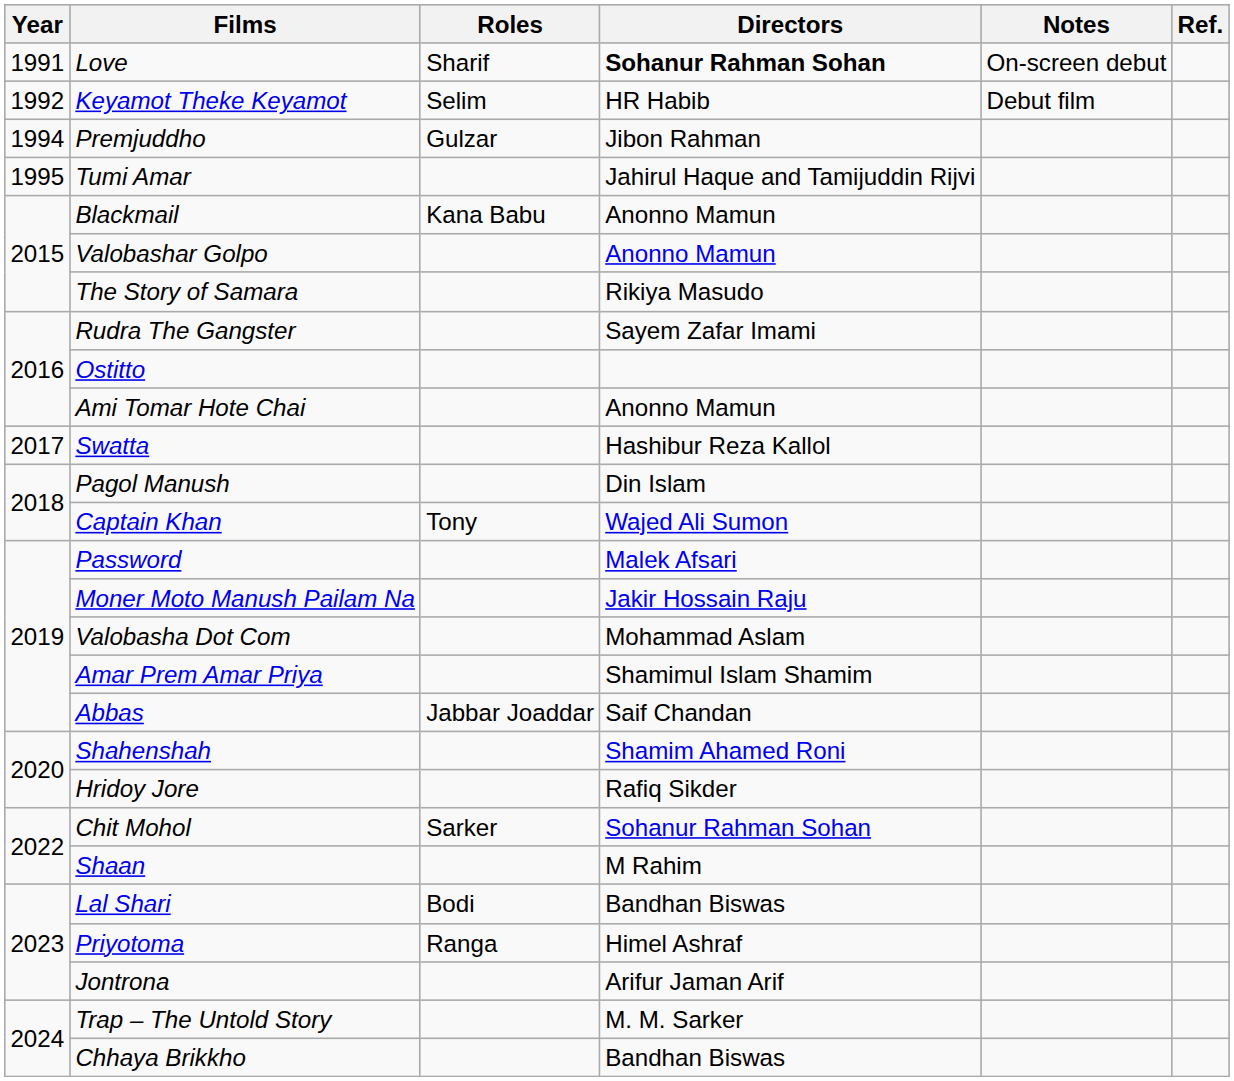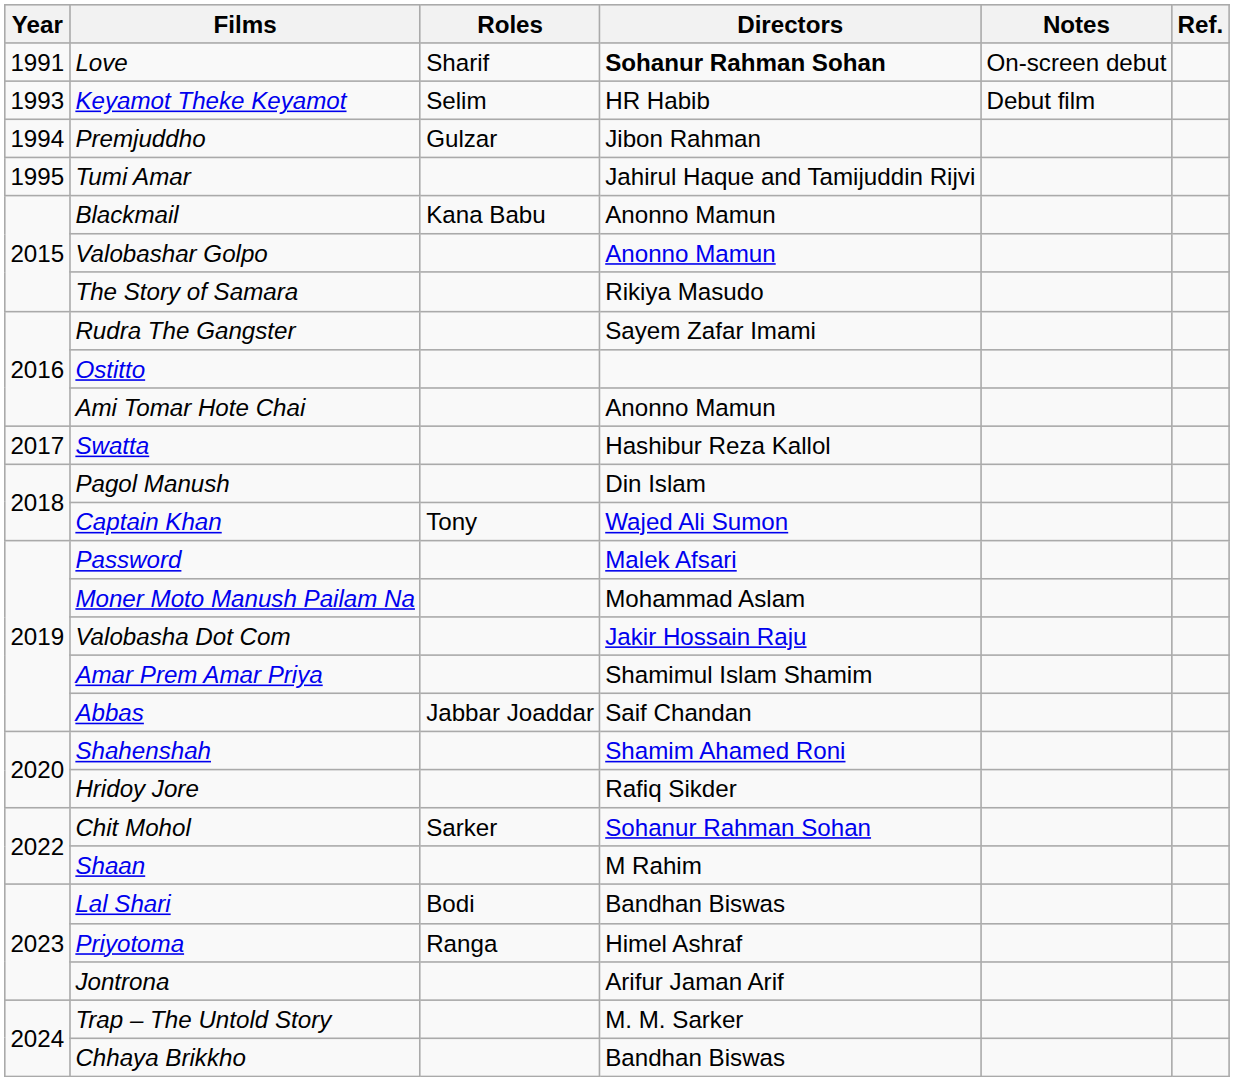(37, 101) 1992 -> (37, 101) 1993
(706, 598) Jakir Hossain Raju -> (705, 598) Mohammad Aslam
(705, 636) Mohammad Aslam -> (706, 636) Jakir Hossain Raju
